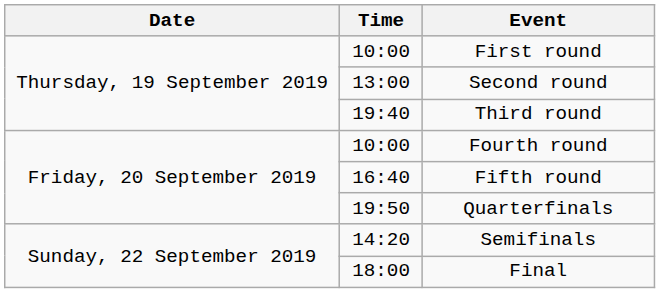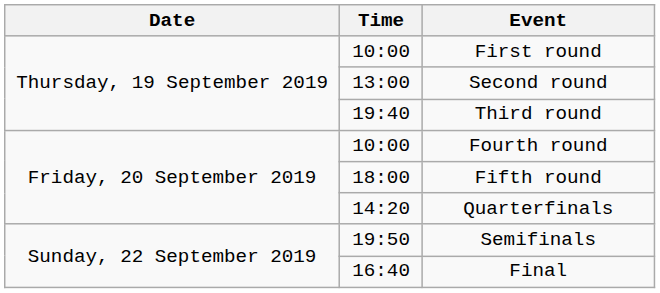(381, 177) 16:40 -> (381, 177) 18:00
(381, 209) 19:50 -> (381, 209) 14:20
(381, 240) 14:20 -> (381, 240) 19:50
(381, 271) 18:00 -> (381, 271) 16:40
